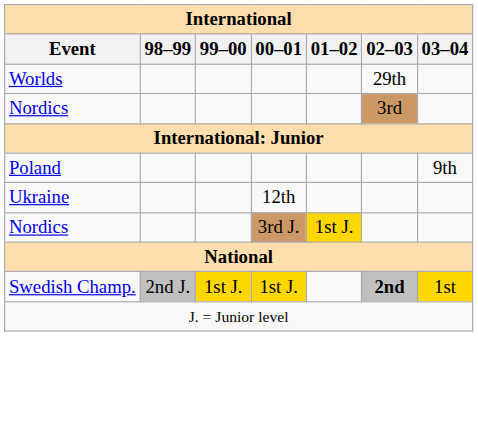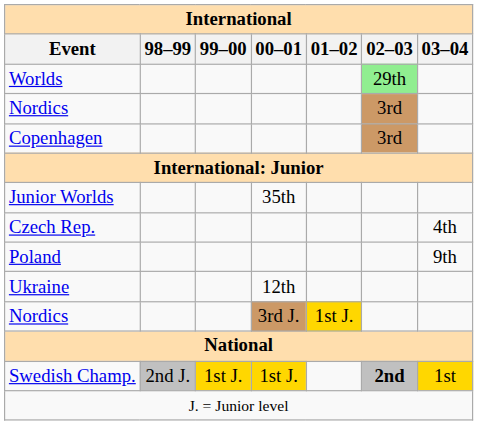(390, 78) no background -> (390, 78) lightgreen background
+ row: (56, 138)
+ row: (61, 197)
+ row: (52, 227)
